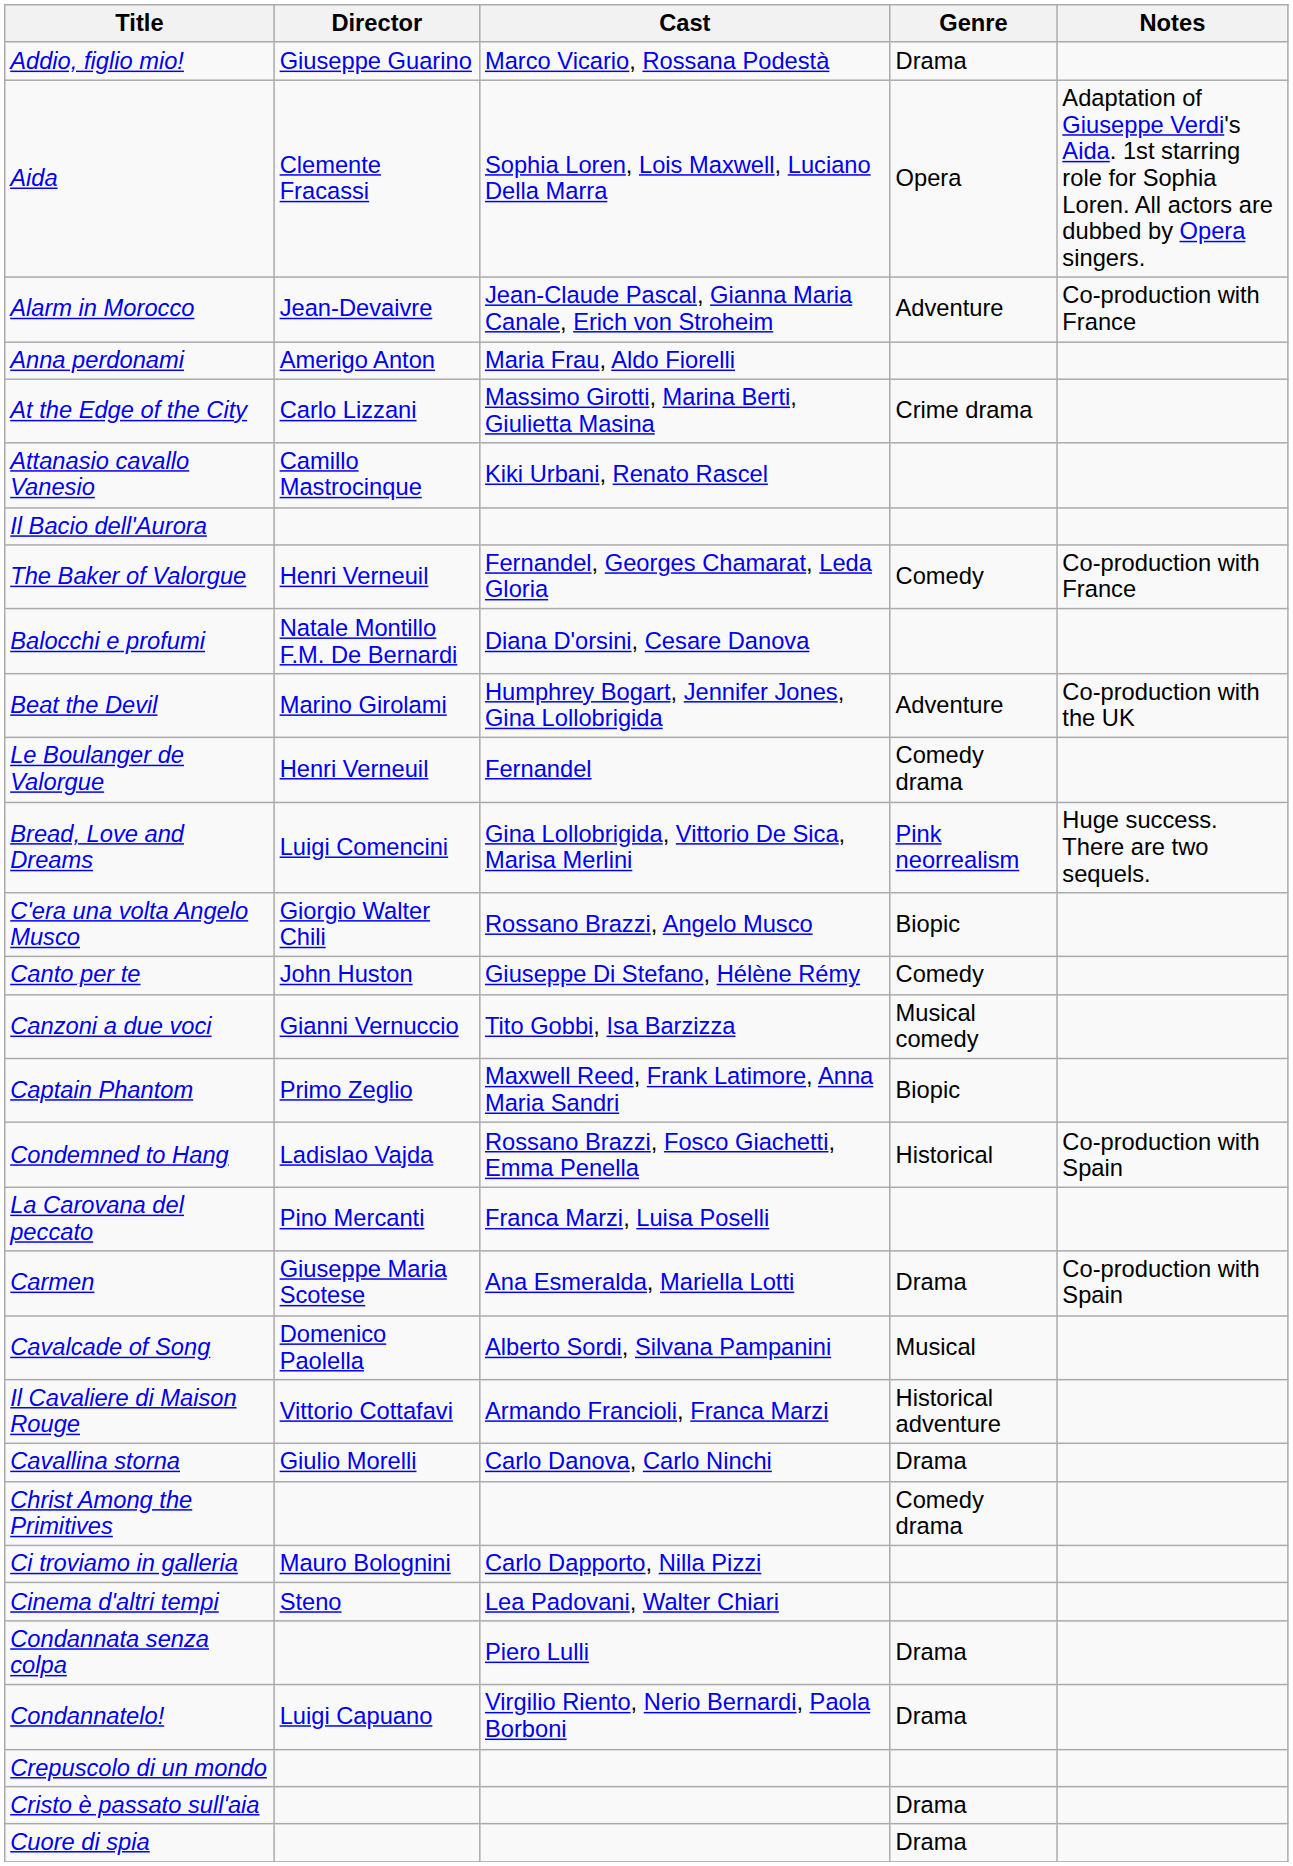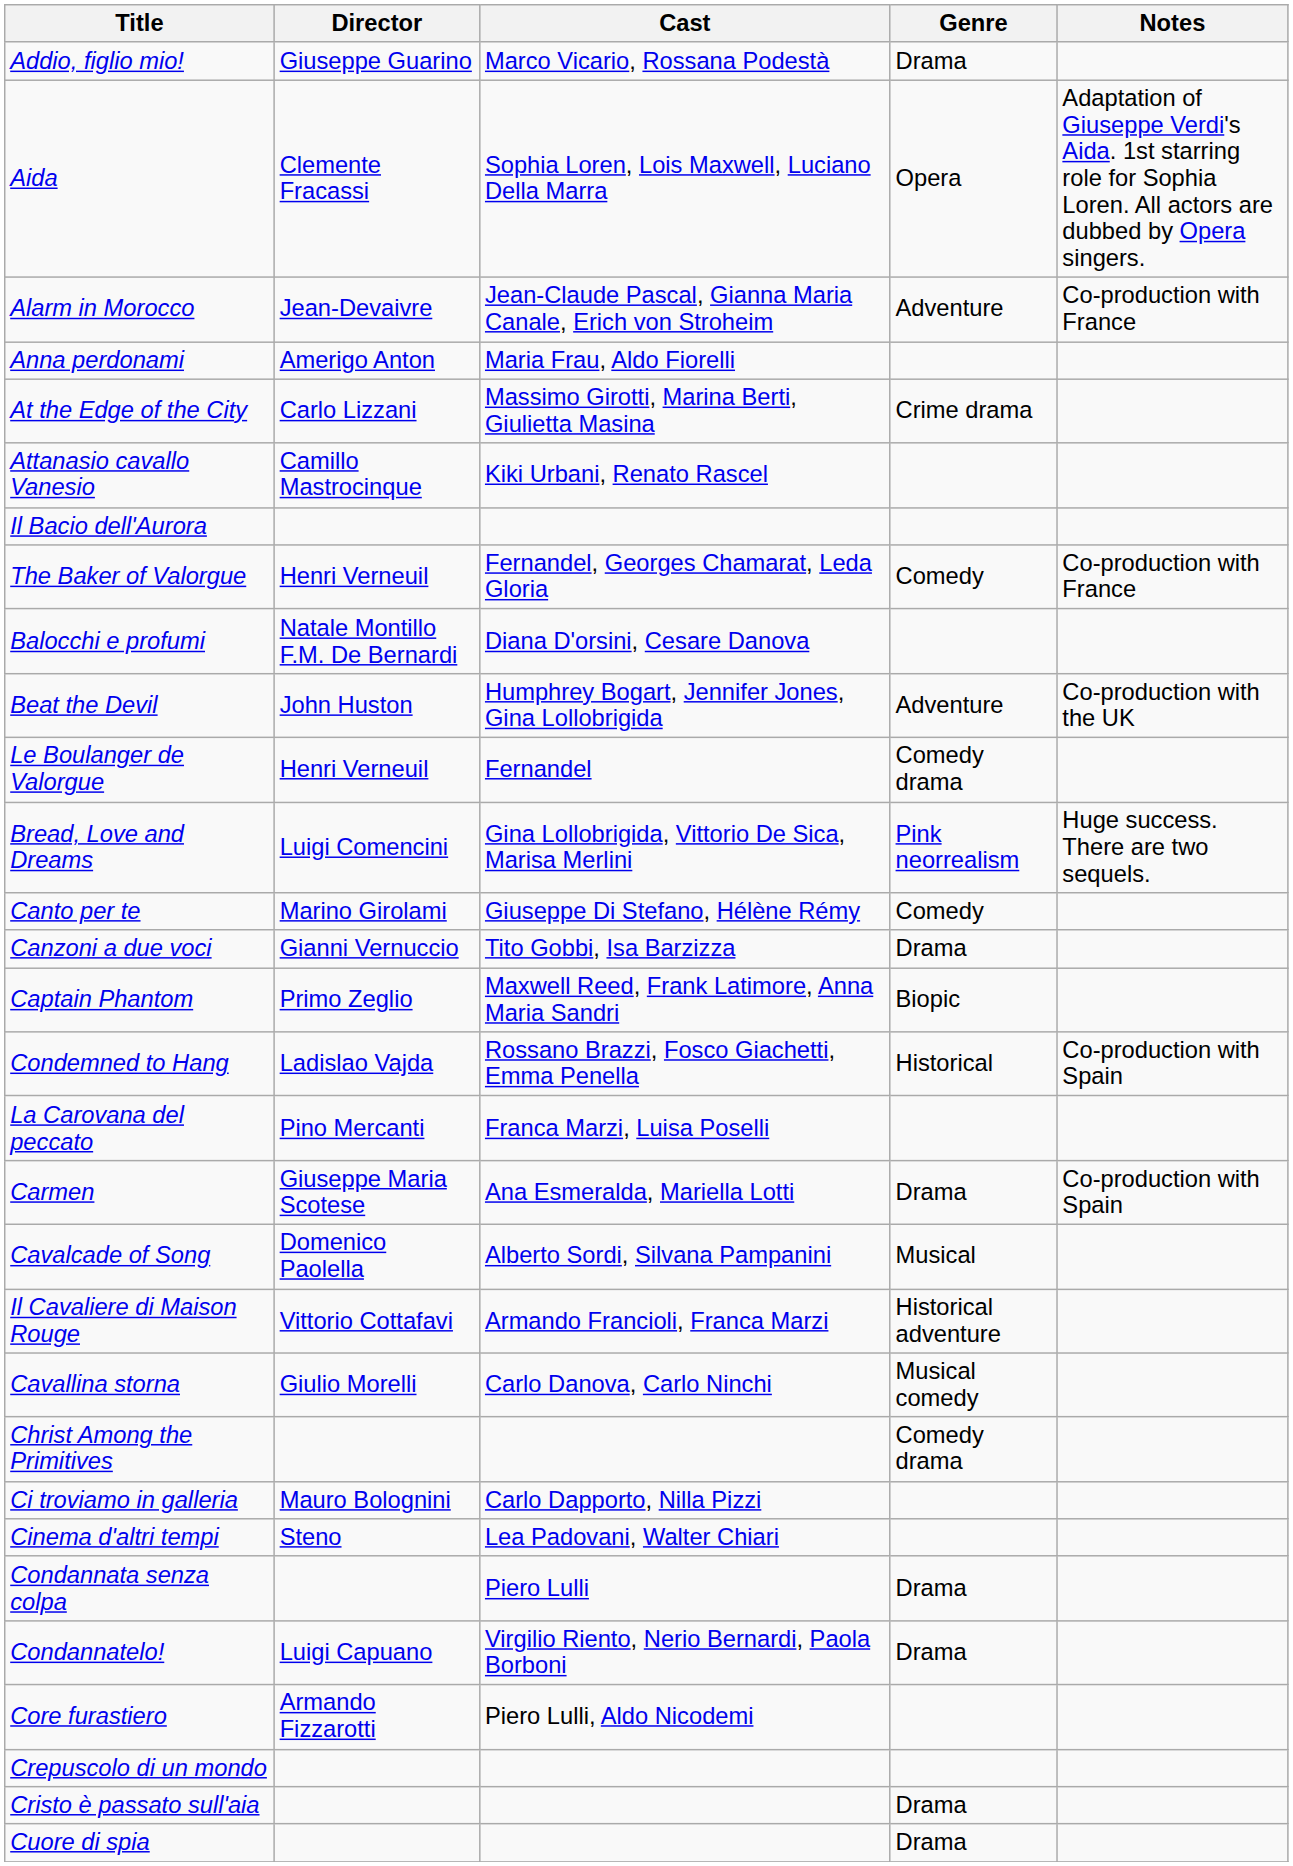(363, 705) Marino Girolami -> (346, 705) John Huston
- row: (129, 924)
(346, 975) John Huston -> (363, 911) Marino Girolami
(937, 1026) Musical comedy -> (931, 948) Drama
(931, 1462) Drama -> (937, 1384) Musical comedy
+ row: (89, 1716)
